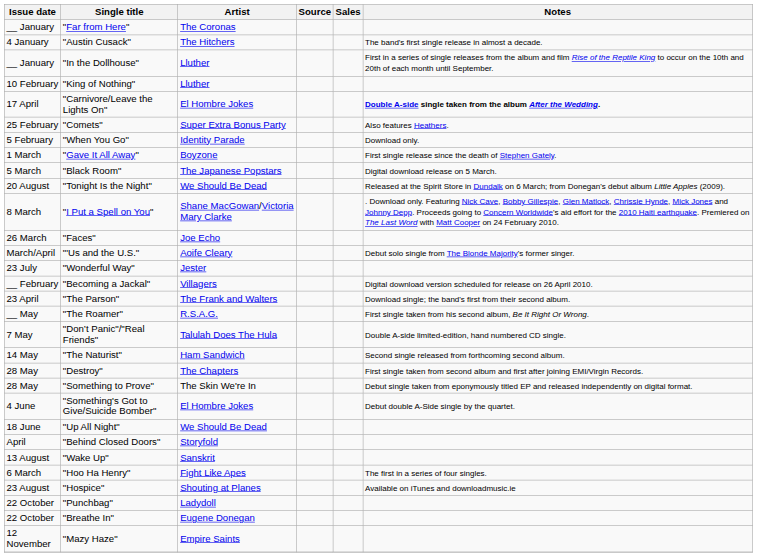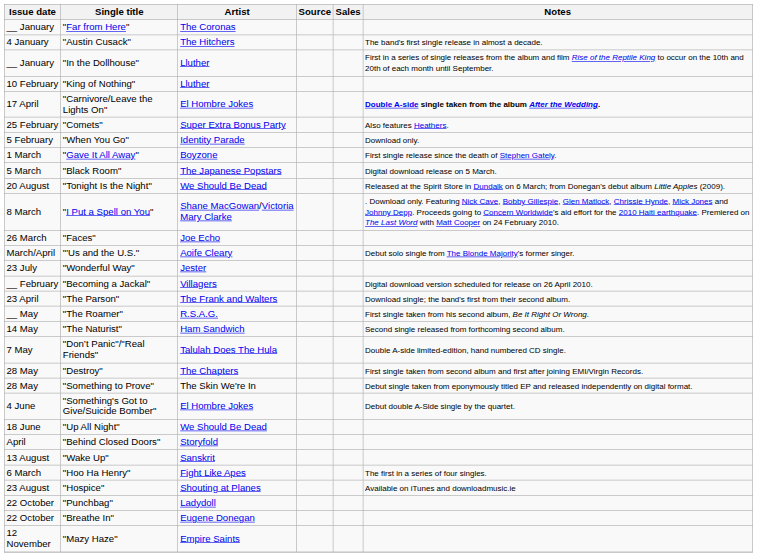rows swapped: (104, 334) <-> (92, 355)
